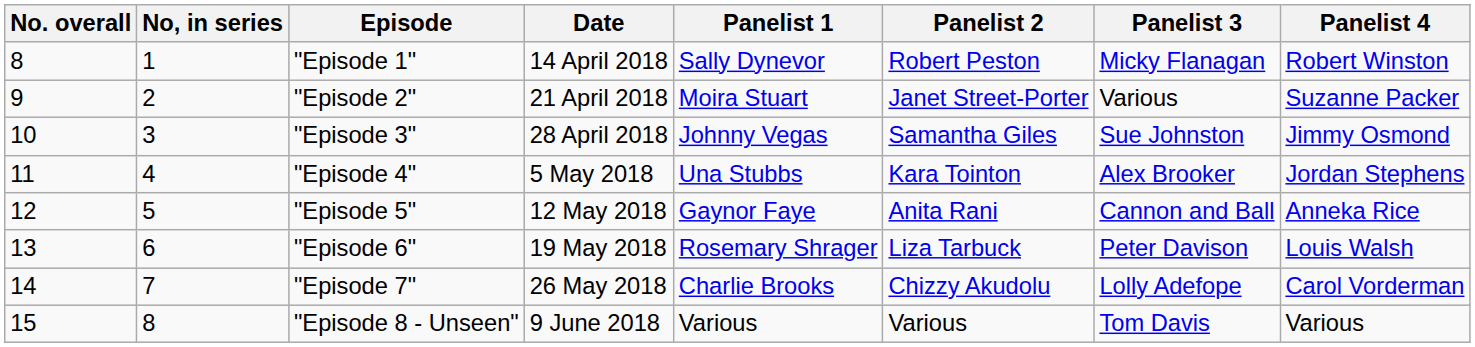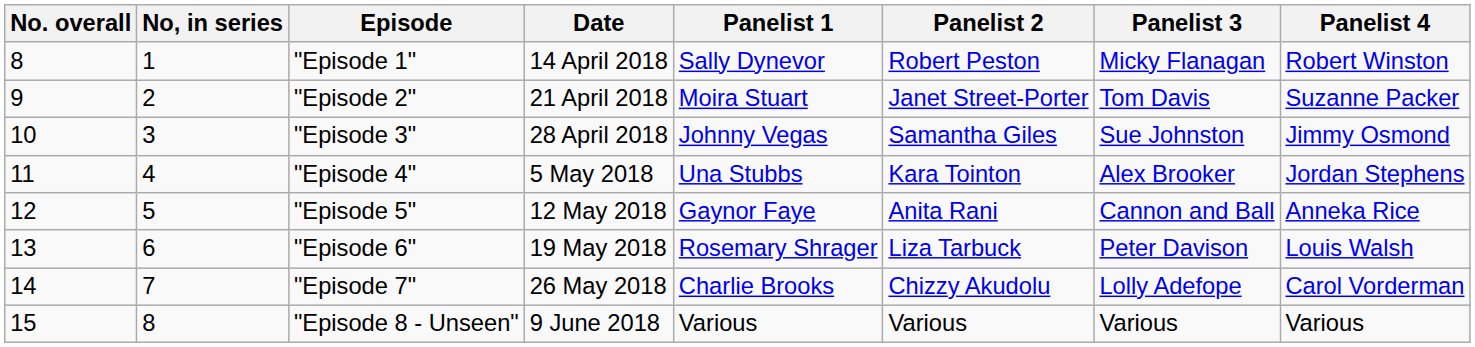(1139, 98) Various -> (1155, 98) Tom Davis
(1155, 323) Tom Davis -> (1139, 323) Various
